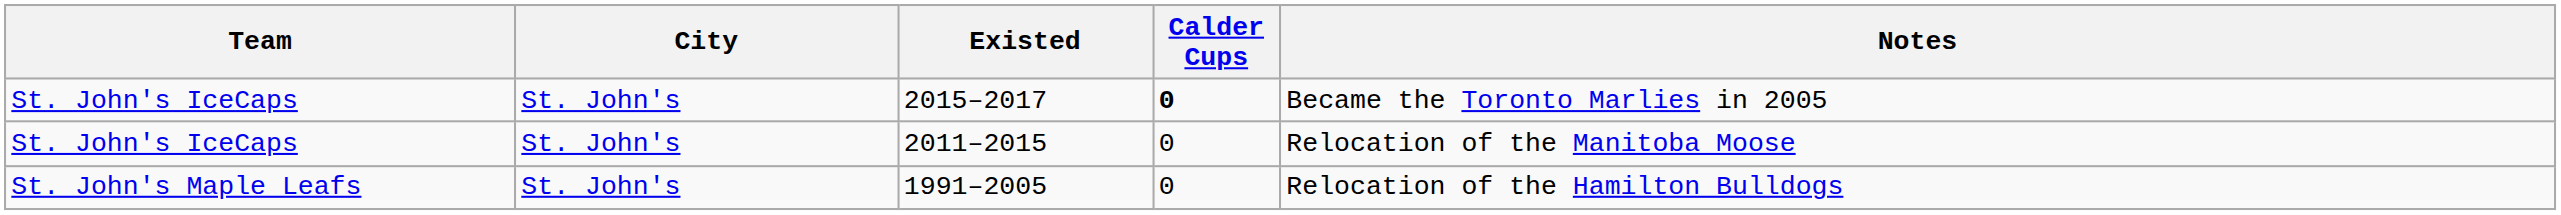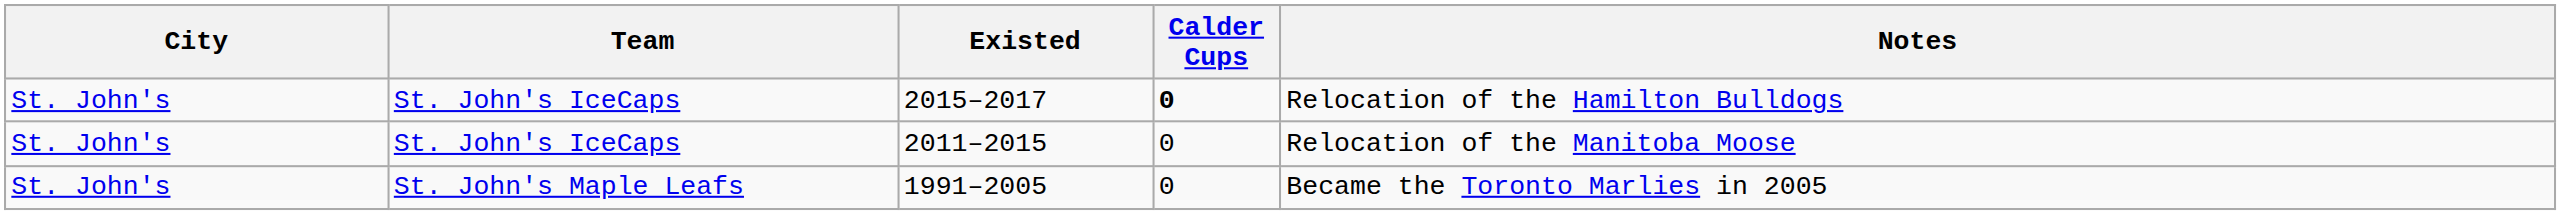columns swapped: (260, 42) <-> (706, 42)
(1557, 100) Became the Toronto Marlies in 2005 -> (1565, 100) Relocation of the Hamilton Bulldogs
(1565, 187) Relocation of the Hamilton Bulldogs -> (1557, 187) Became the Toronto Marlies in 2005
